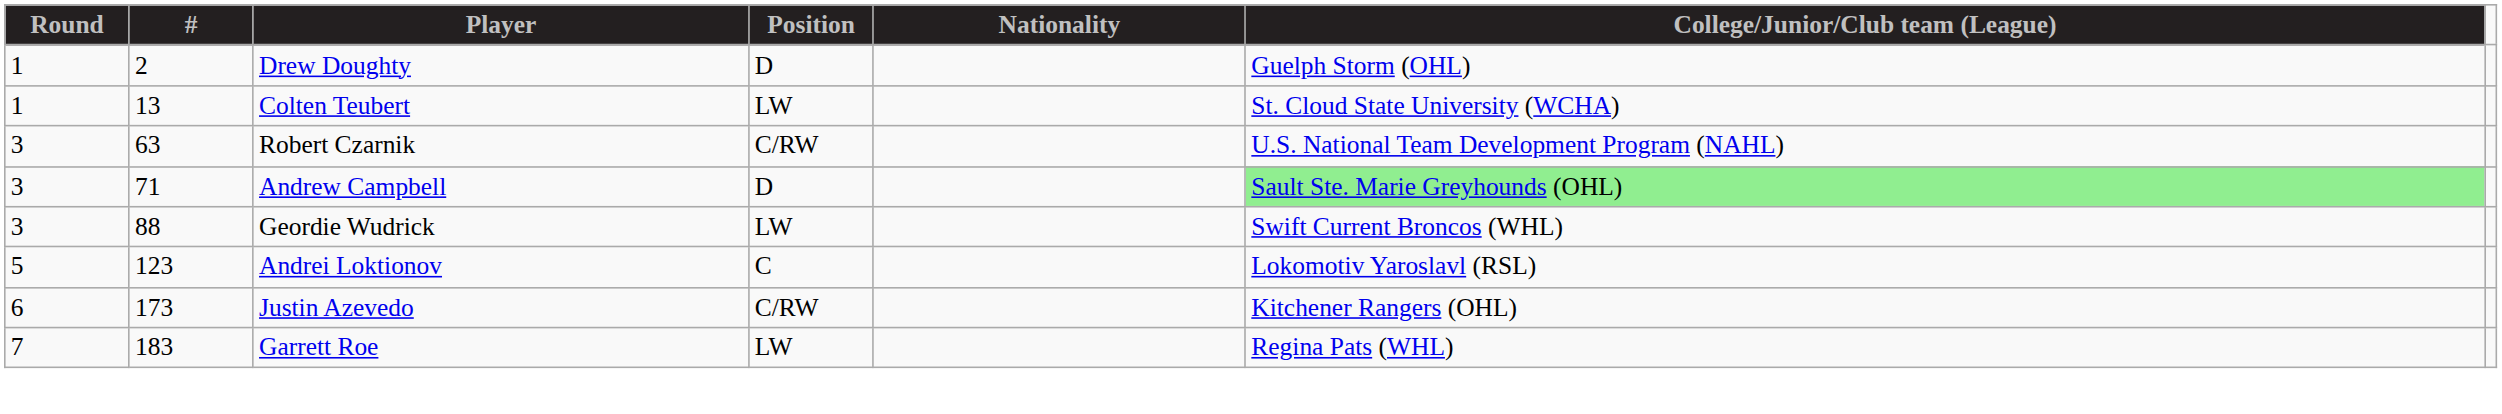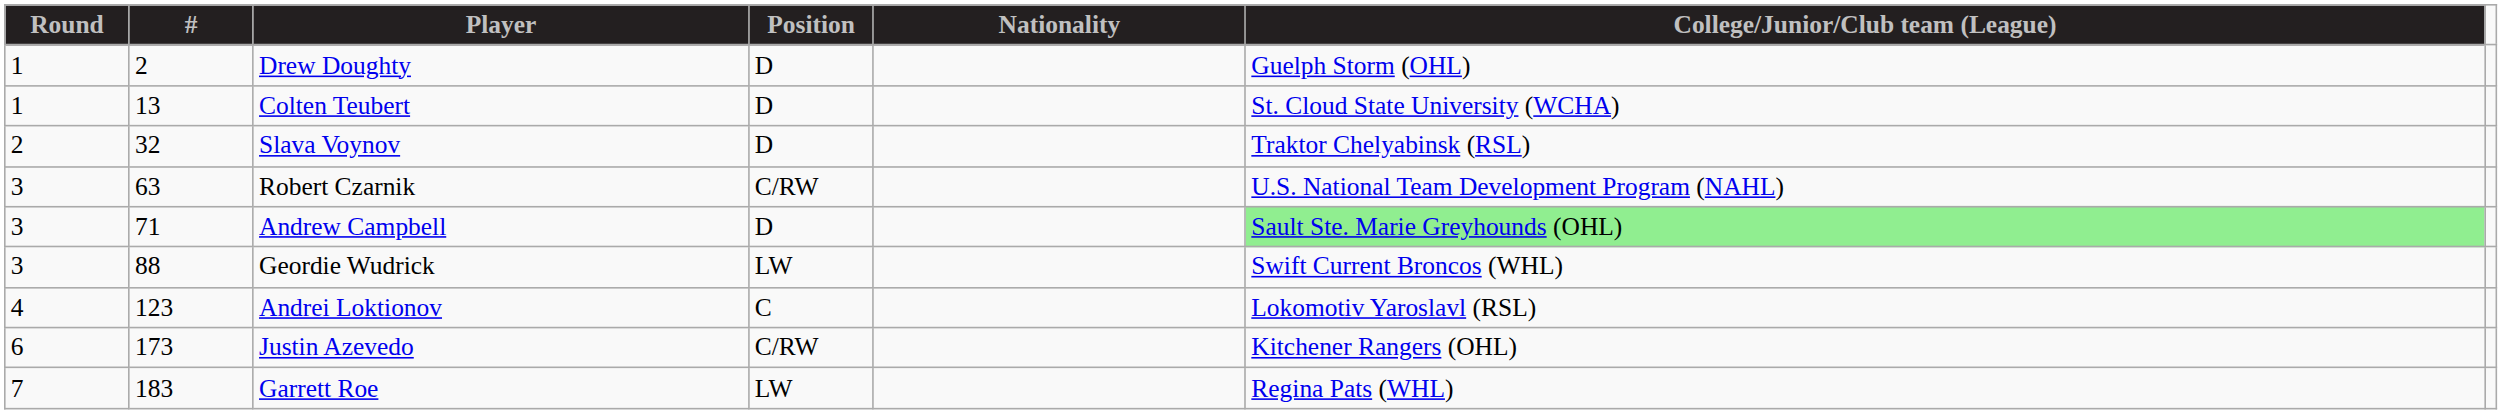(774, 105) LW -> (764, 105) D
+ row: (330, 145)
(17, 266) 5 -> (17, 307) 4
